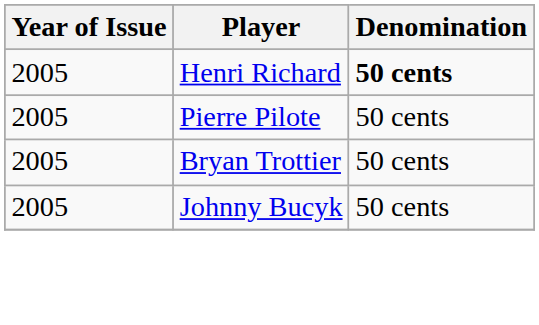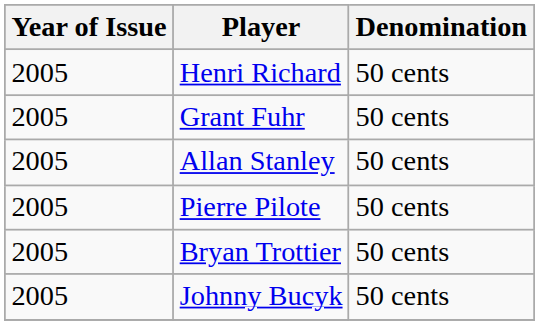(404, 71) bold -> (402, 71) normal
+ row: (242, 116)
+ row: (257, 161)
